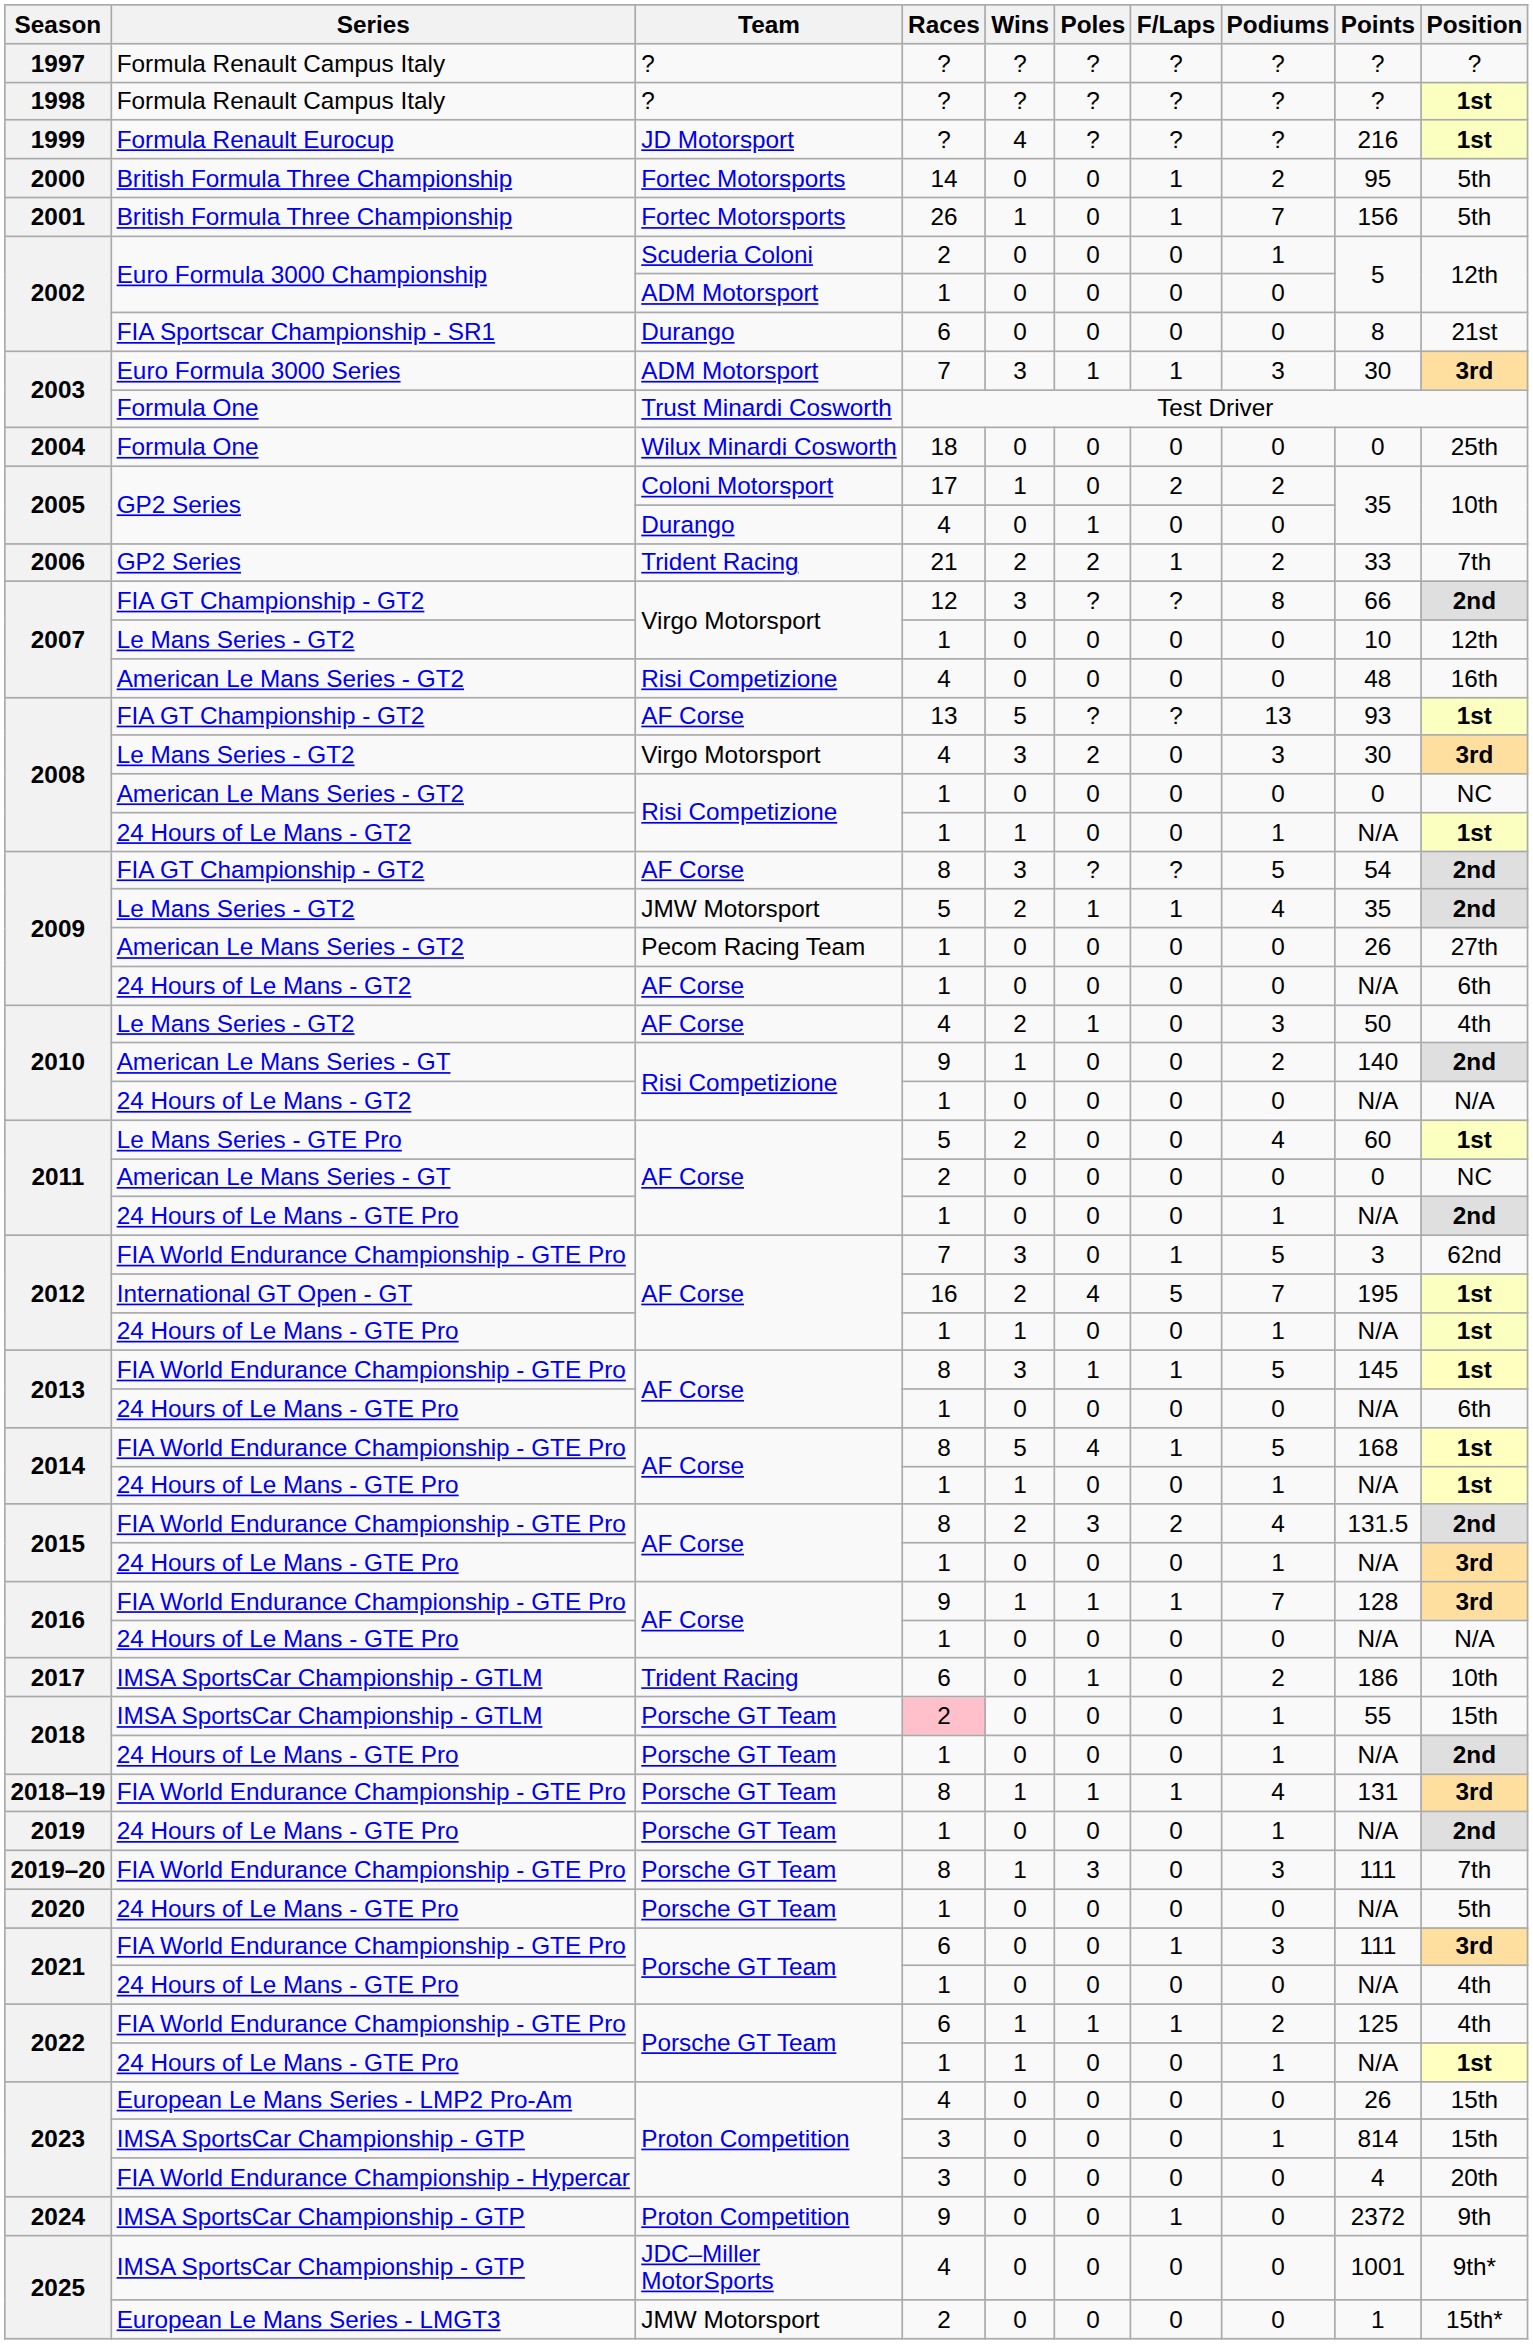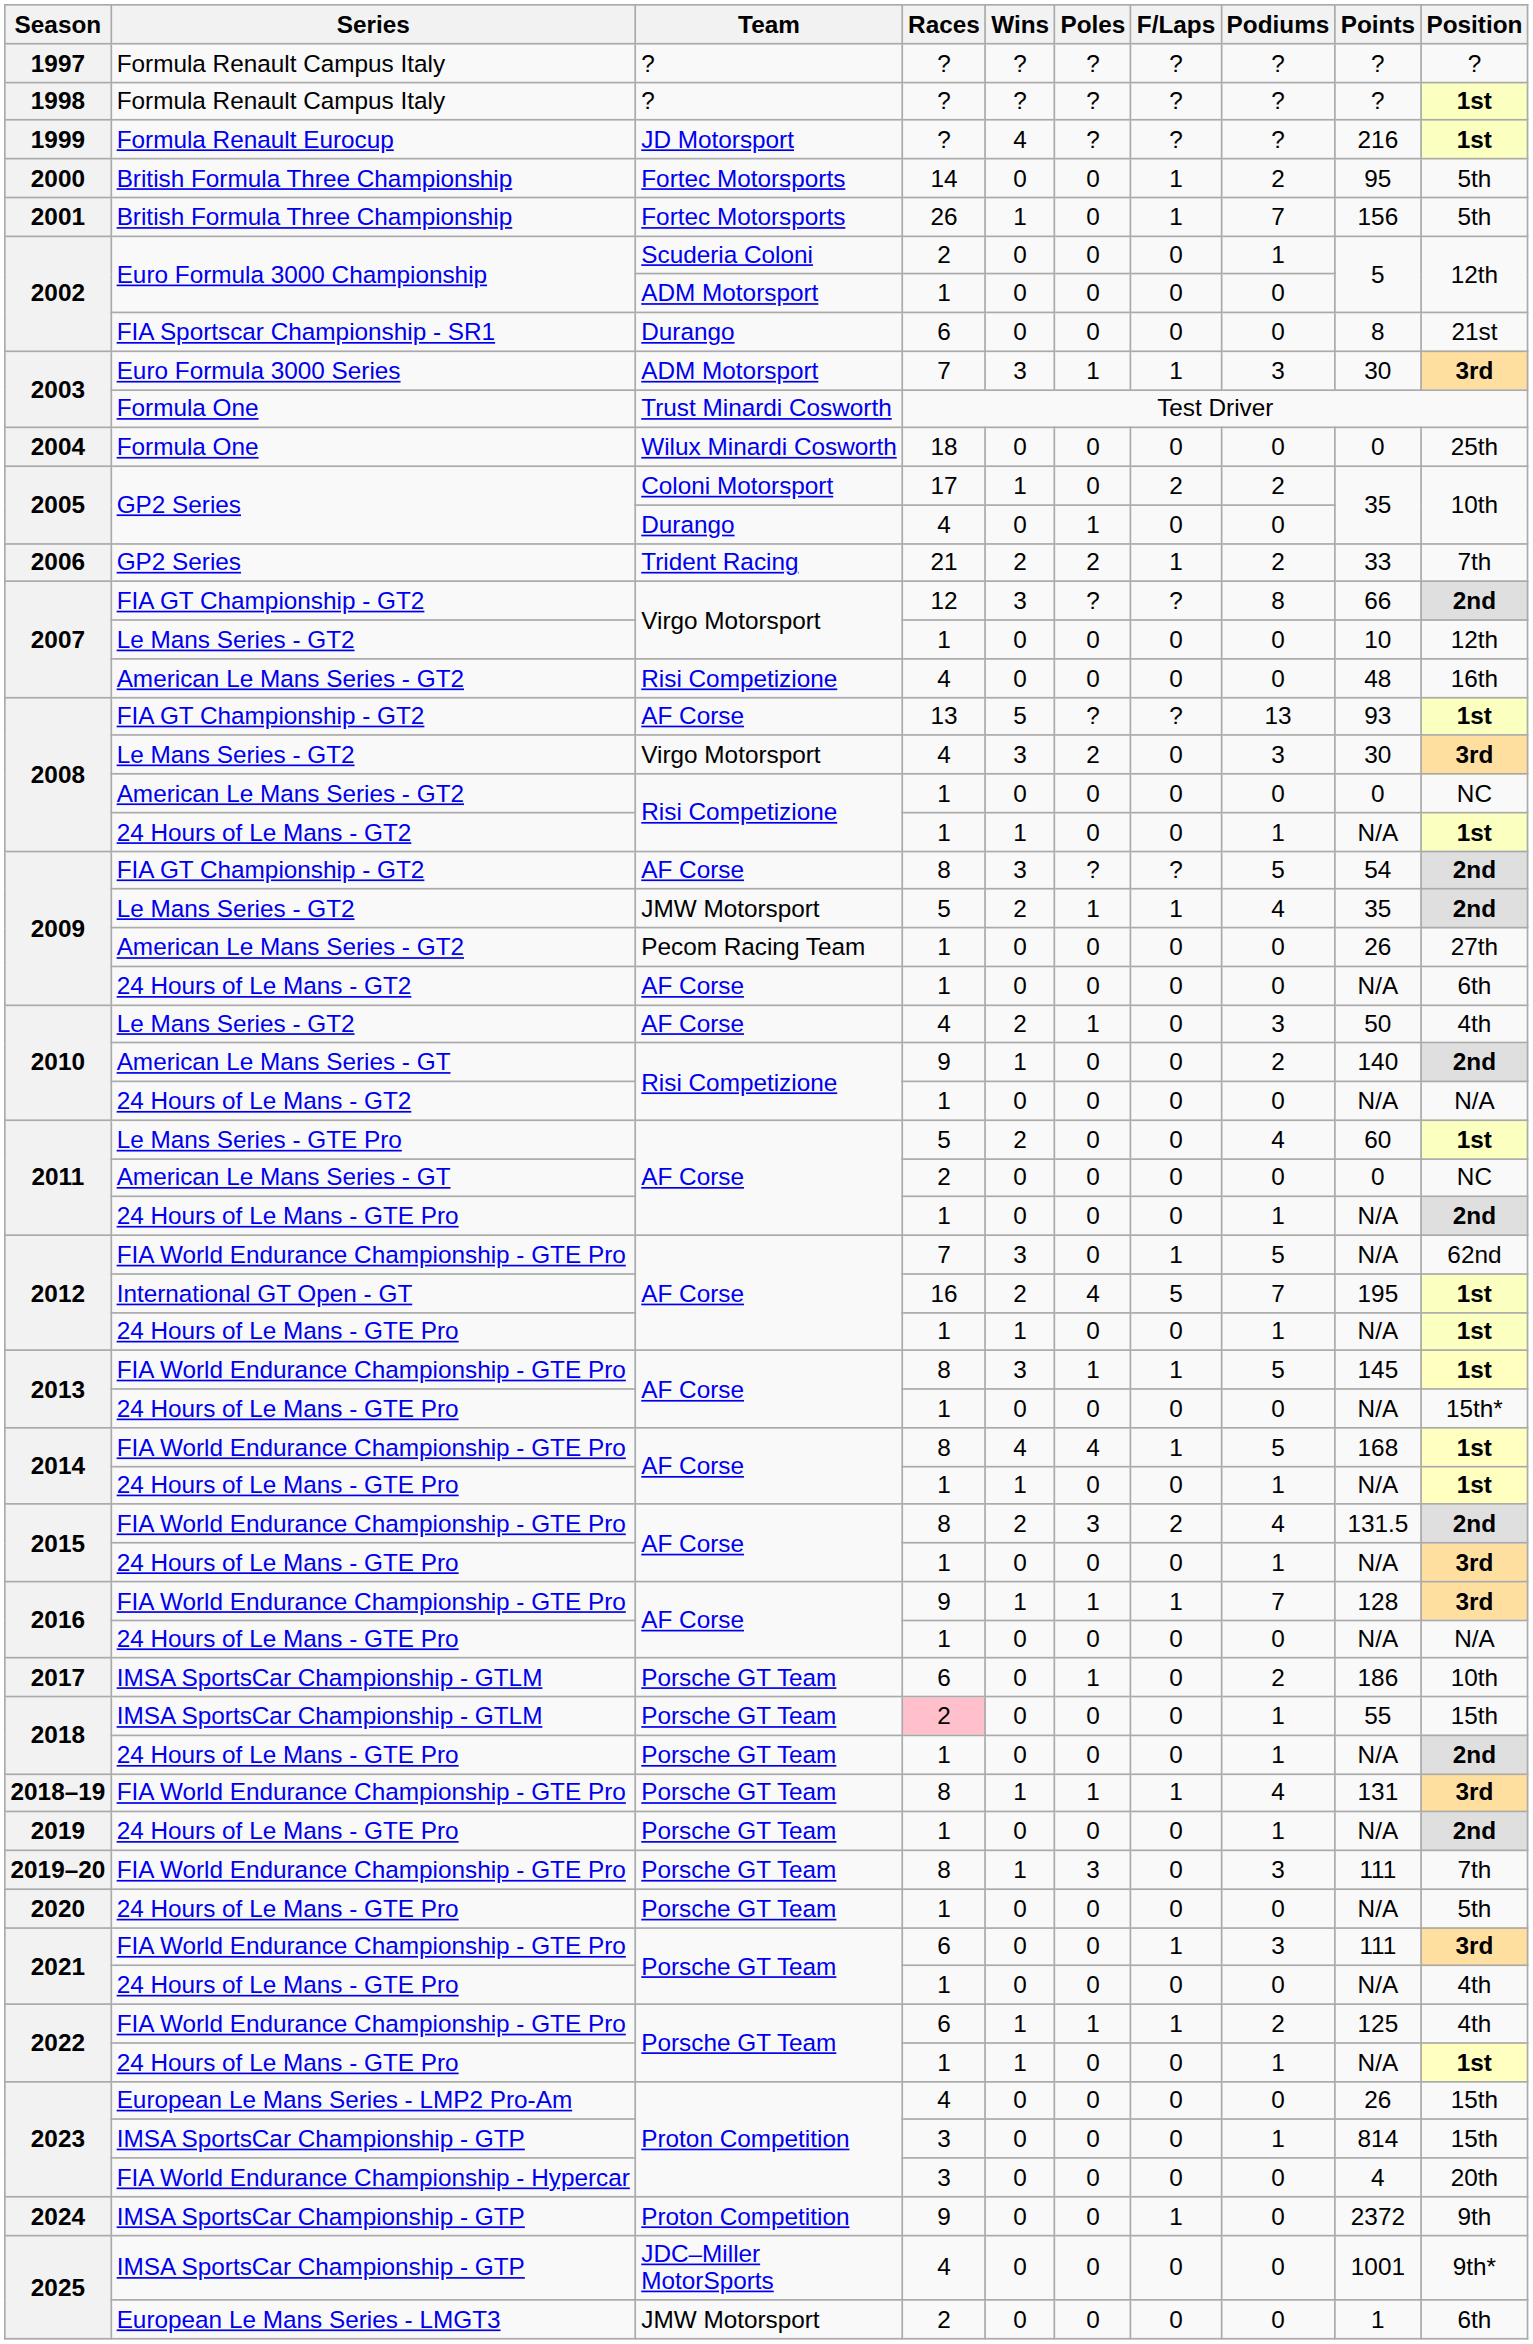(1378, 1255) 3 -> (1378, 1255) N/A
(1474, 1409) 6th -> (1474, 1409) 15th*
(1020, 1447) 5 -> (1020, 1447) 4
(720, 1678) Trident Racing -> (739, 1678) Porsche GT Team
(1474, 2320) 15th* -> (1474, 2320) 6th
